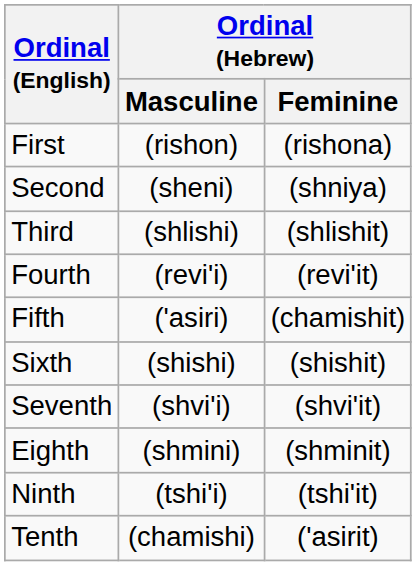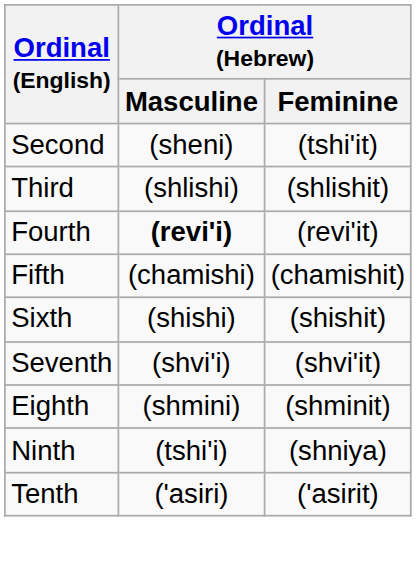- row: (38, 144)
(338, 188) (shniya) -> (338, 144) (tshi'it)
(191, 275) normal -> (191, 231) bold
(191, 319) ('asiri) -> (191, 275) (chamishi)
(338, 493) (tshi'it) -> (338, 450) (shniya)
(191, 537) (chamishi) -> (191, 493) ('asiri)
